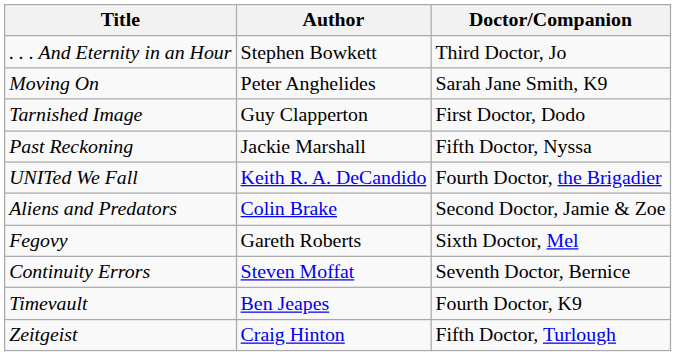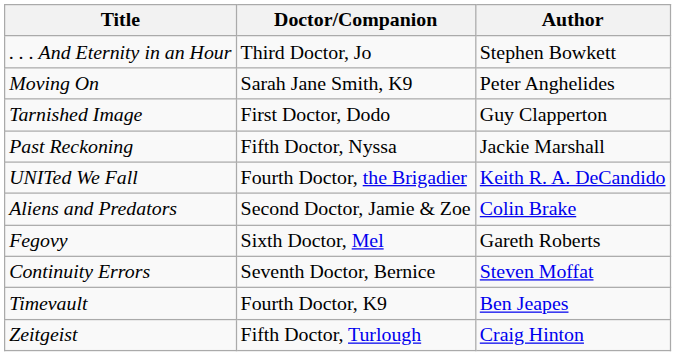columns swapped: (333, 20) <-> (550, 20)
